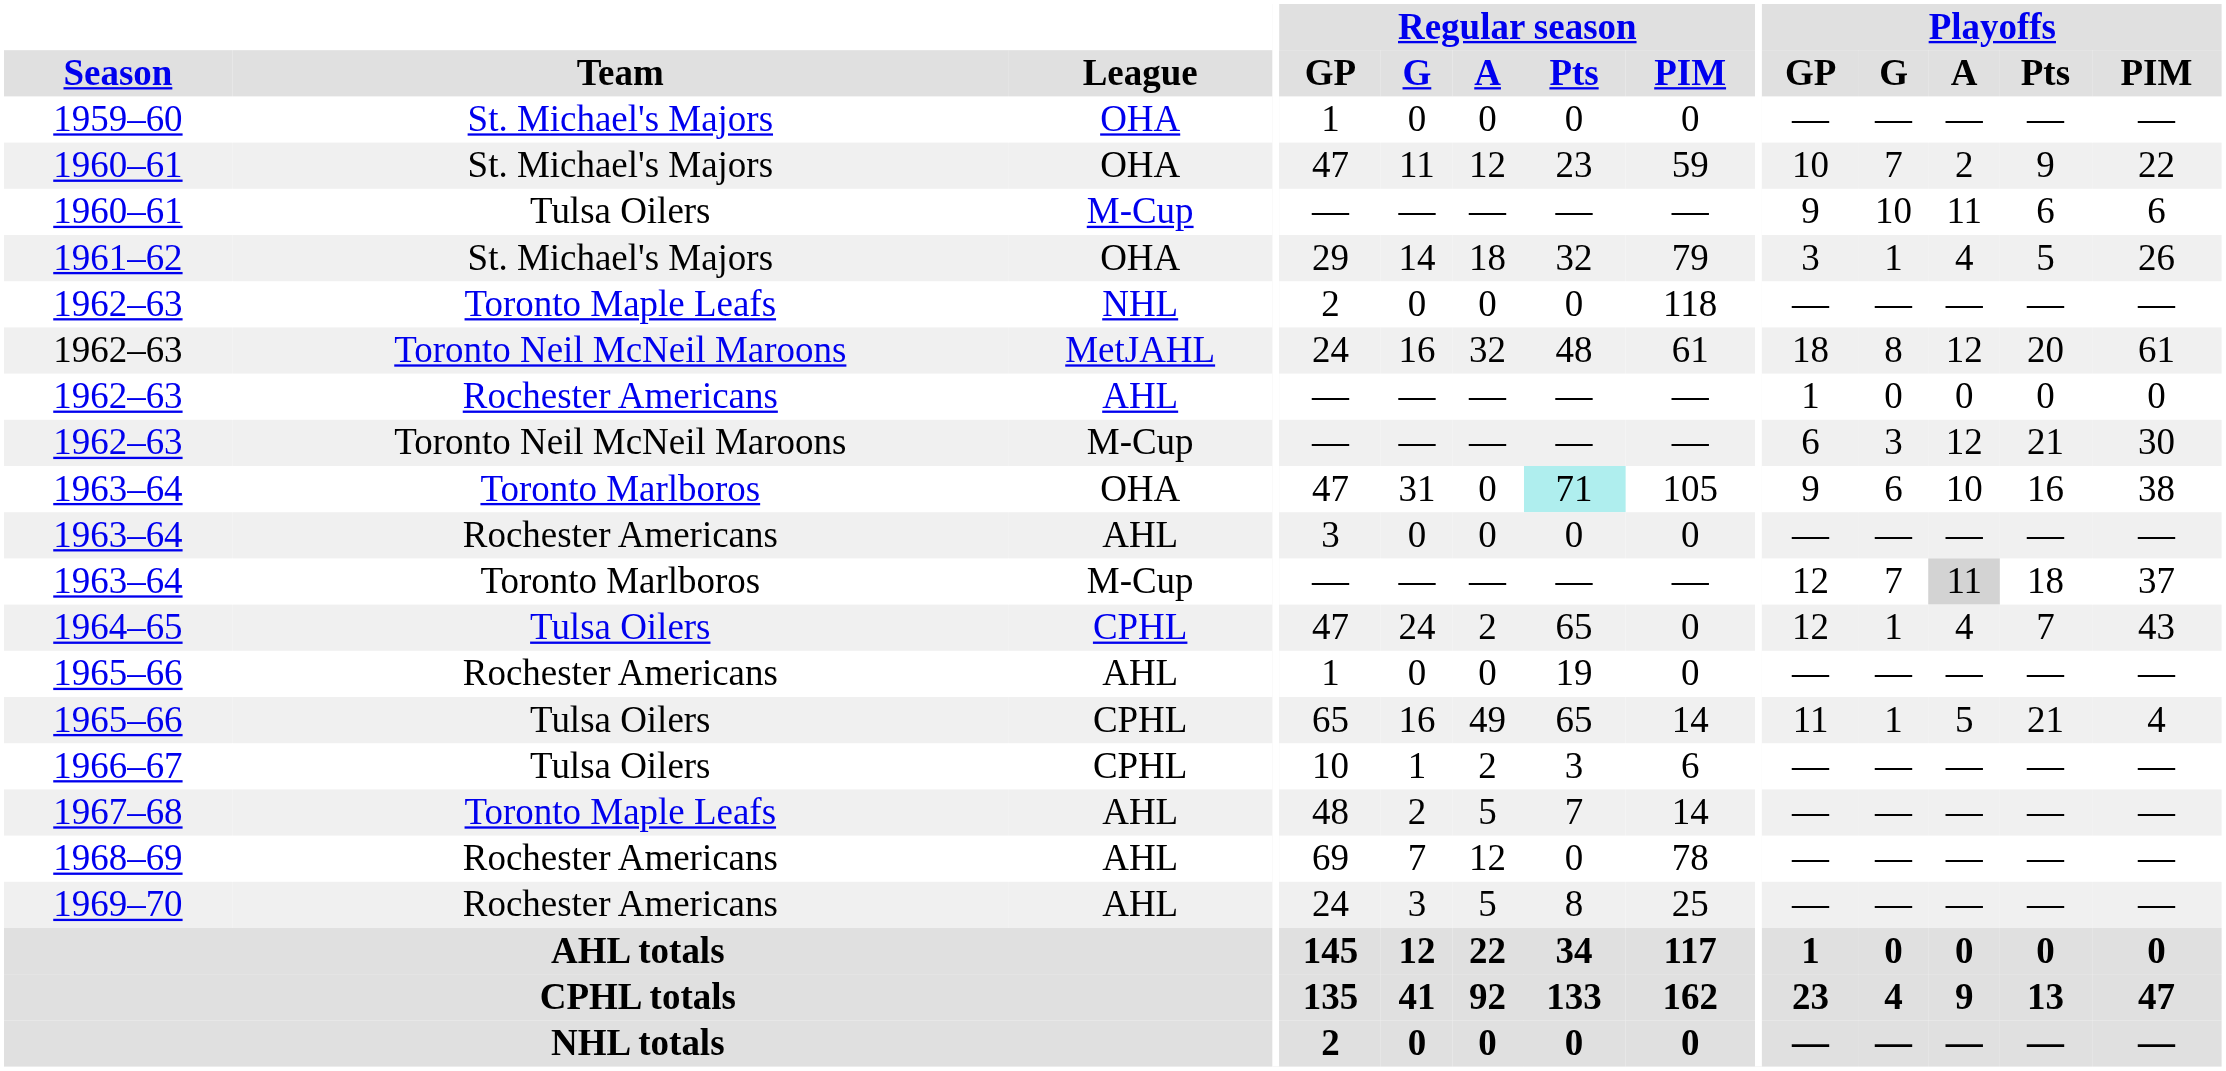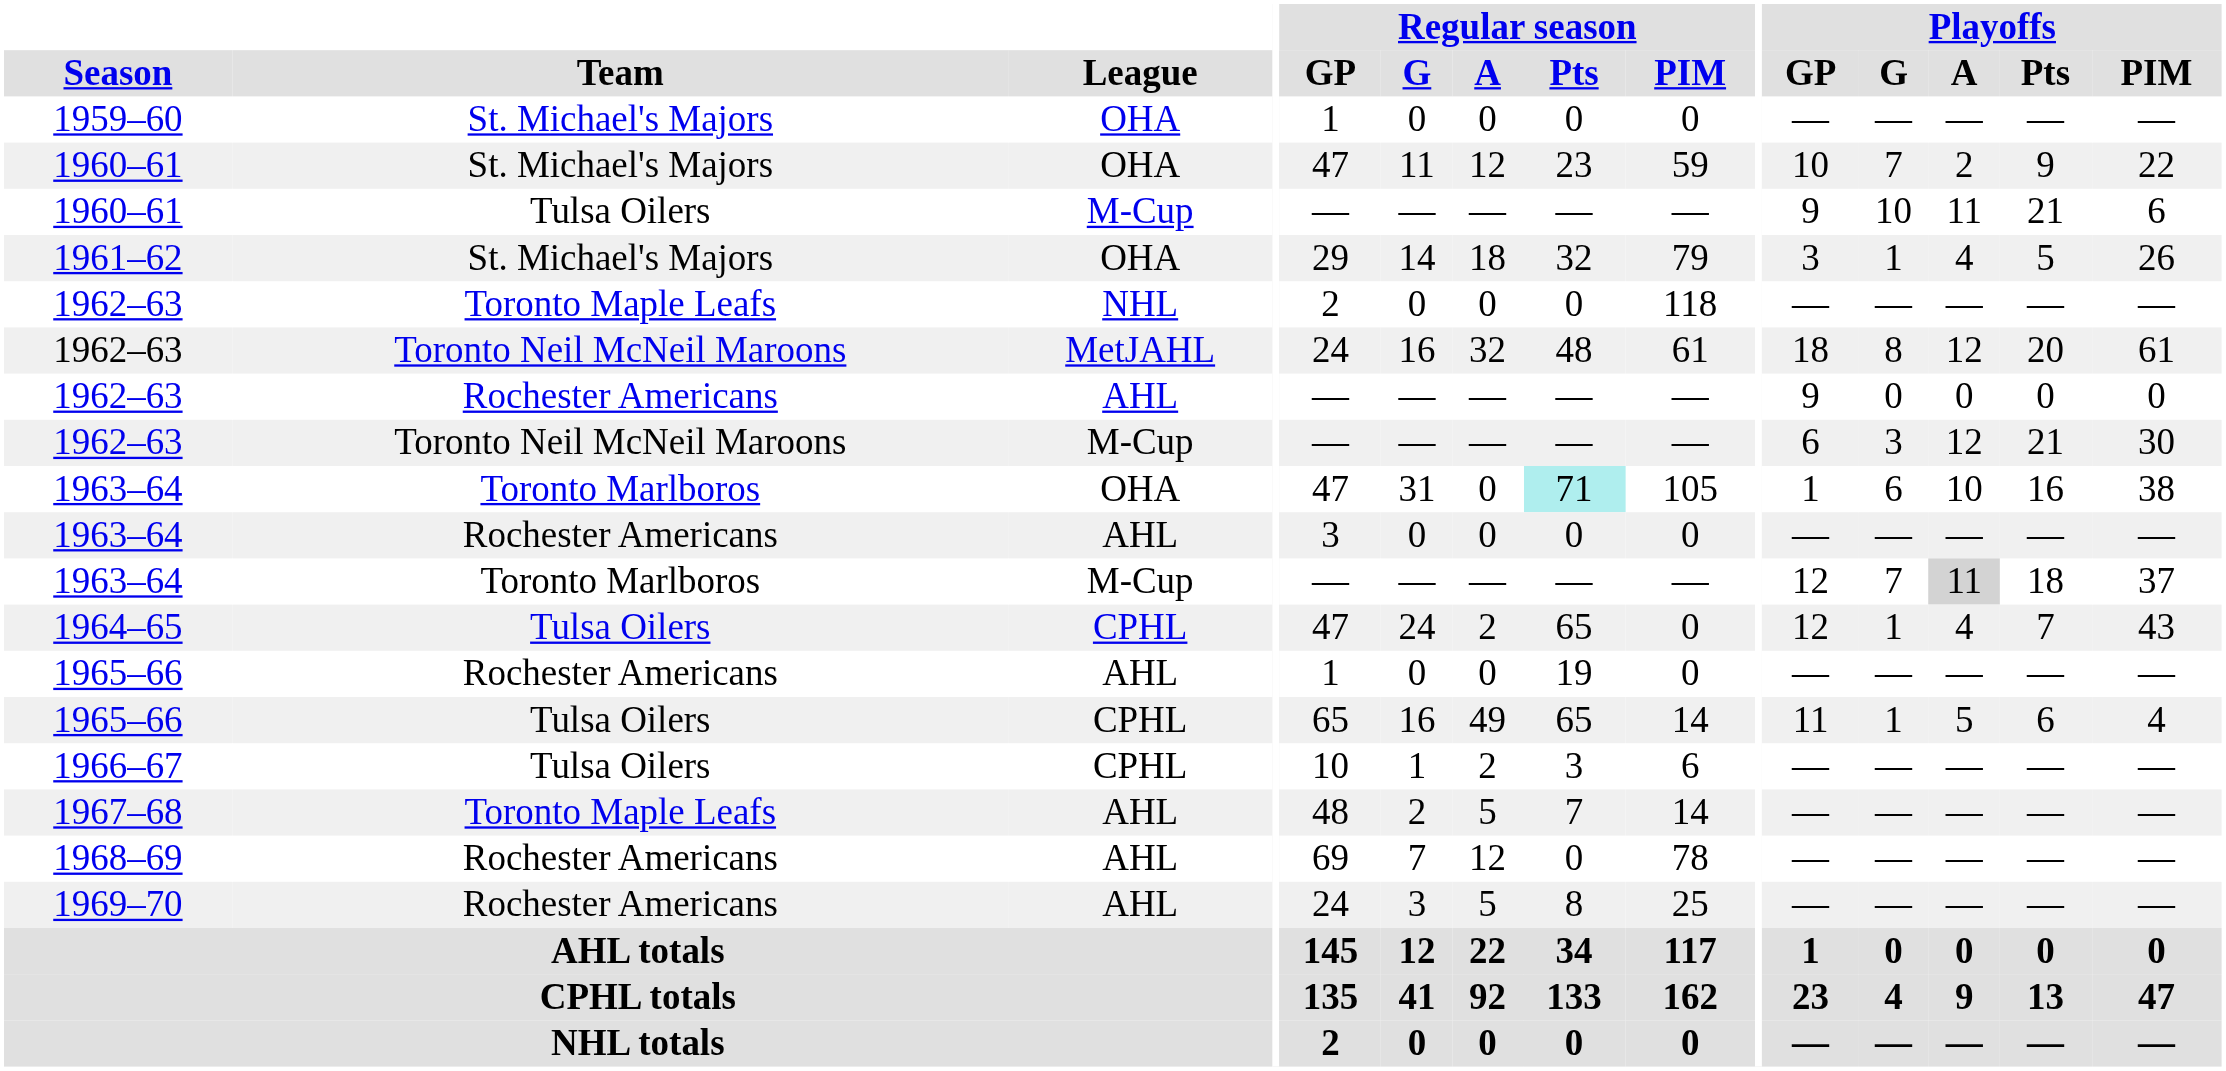(2045, 211) 6 -> (2045, 211) 21
(1811, 396) 1 -> (1811, 396) 9
(1811, 488) 9 -> (1811, 488) 1
(2045, 719) 21 -> (2045, 719) 6
